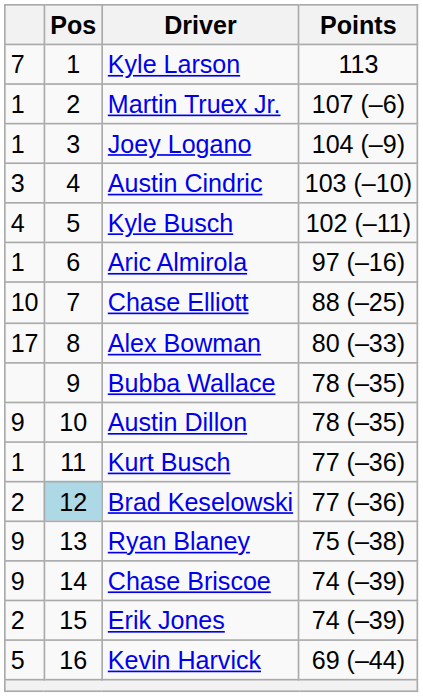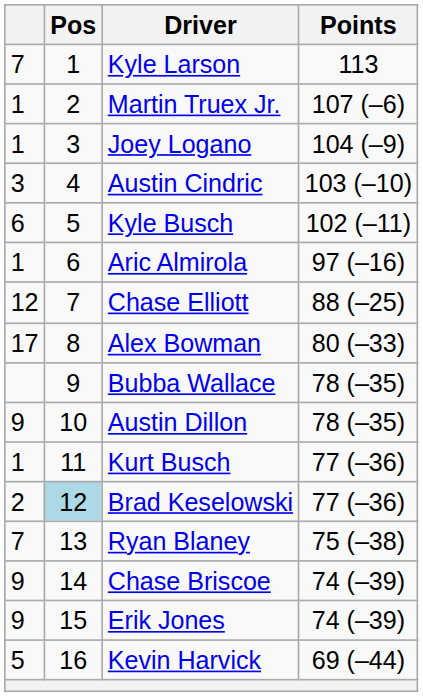(18, 223) 4 -> (18, 223) 6
(25, 303) 10 -> (25, 303) 12
(18, 541) 9 -> (18, 541) 7
(18, 620) 2 -> (18, 620) 9
